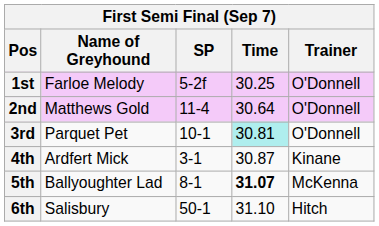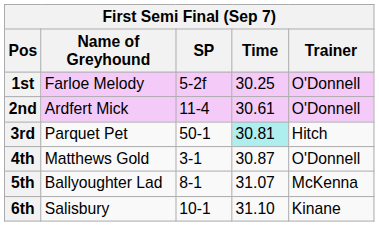(97, 109) Matthews Gold -> (87, 109) Ardfert Mick
(255, 109) 30.64 -> (255, 109) 30.61
(195, 134) 10-1 -> (195, 134) 50-1
(326, 134) O'Donnell -> (310, 134) Hitch
(87, 158) Ardfert Mick -> (97, 158) Matthews Gold
(316, 158) Kinane -> (326, 158) O'Donnell
(255, 183) bold -> (255, 183) normal
(195, 208) 50-1 -> (195, 208) 10-1
(310, 208) Hitch -> (316, 208) Kinane
